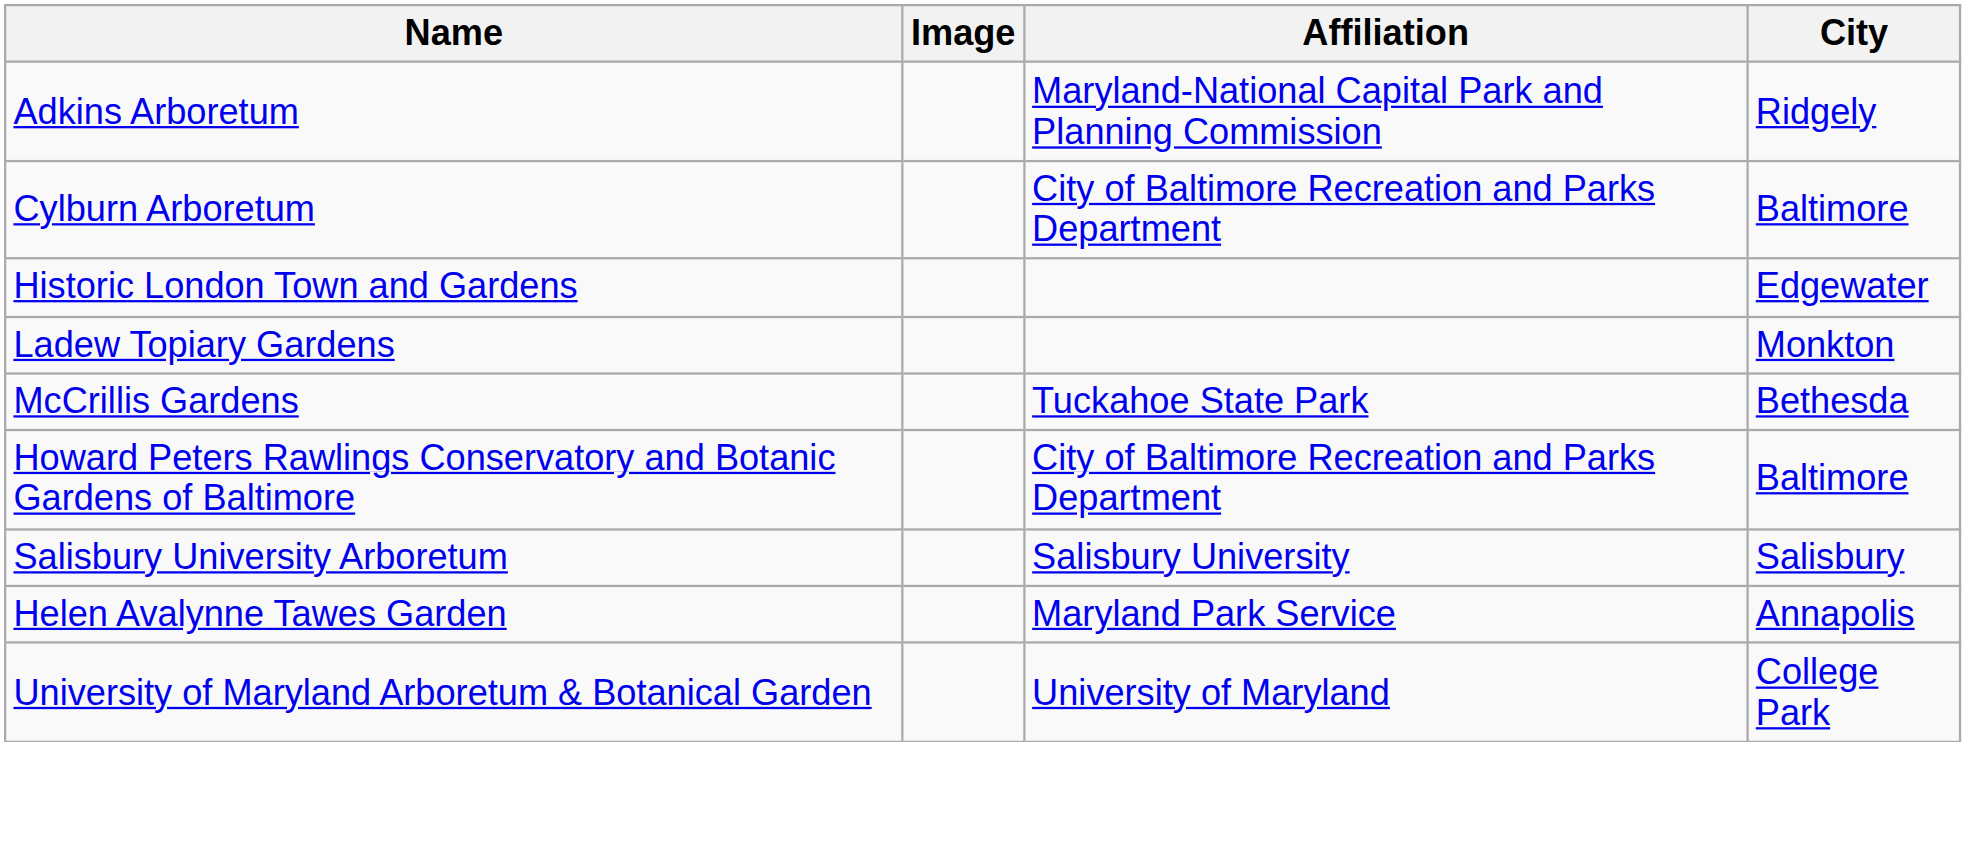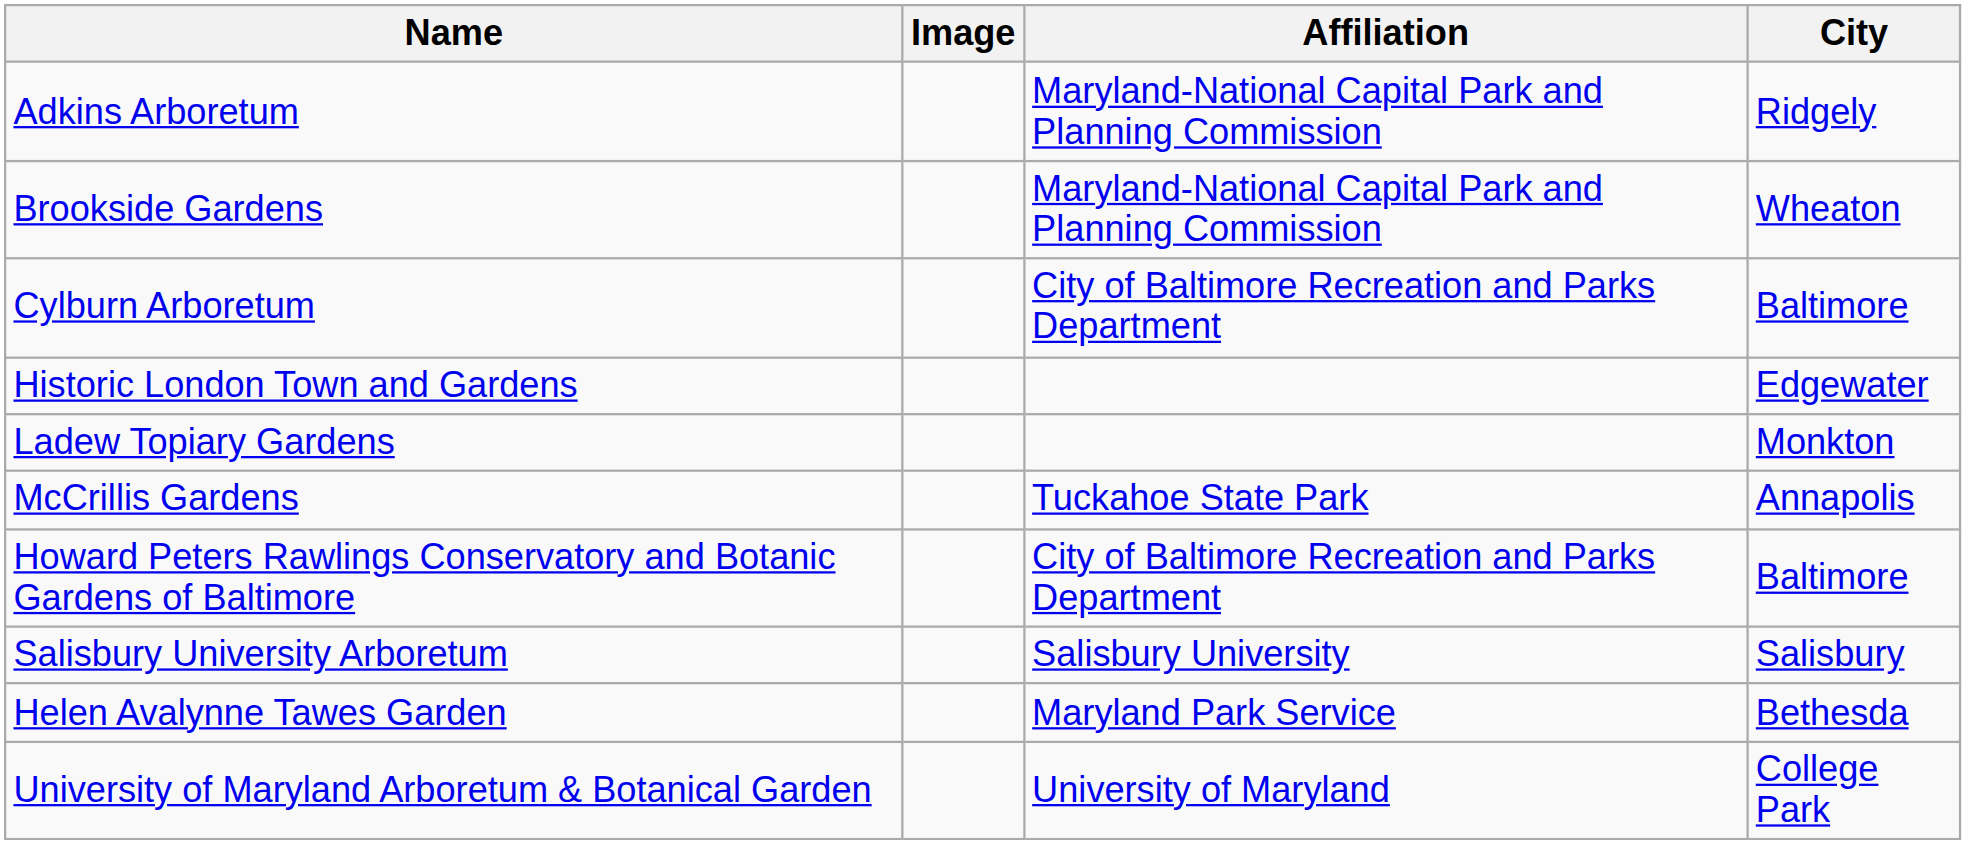+ row: (168, 208)
(1832, 401) Bethesda -> (1835, 499) Annapolis
(1835, 613) Annapolis -> (1832, 712) Bethesda
